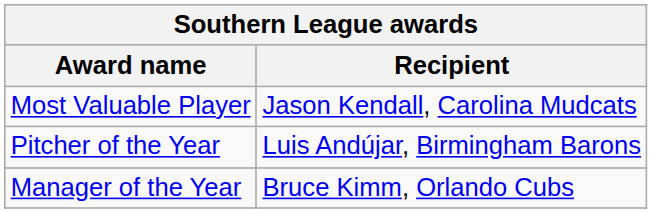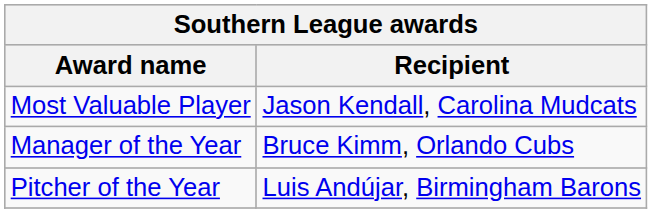rows swapped: (115, 146) <-> (126, 187)
